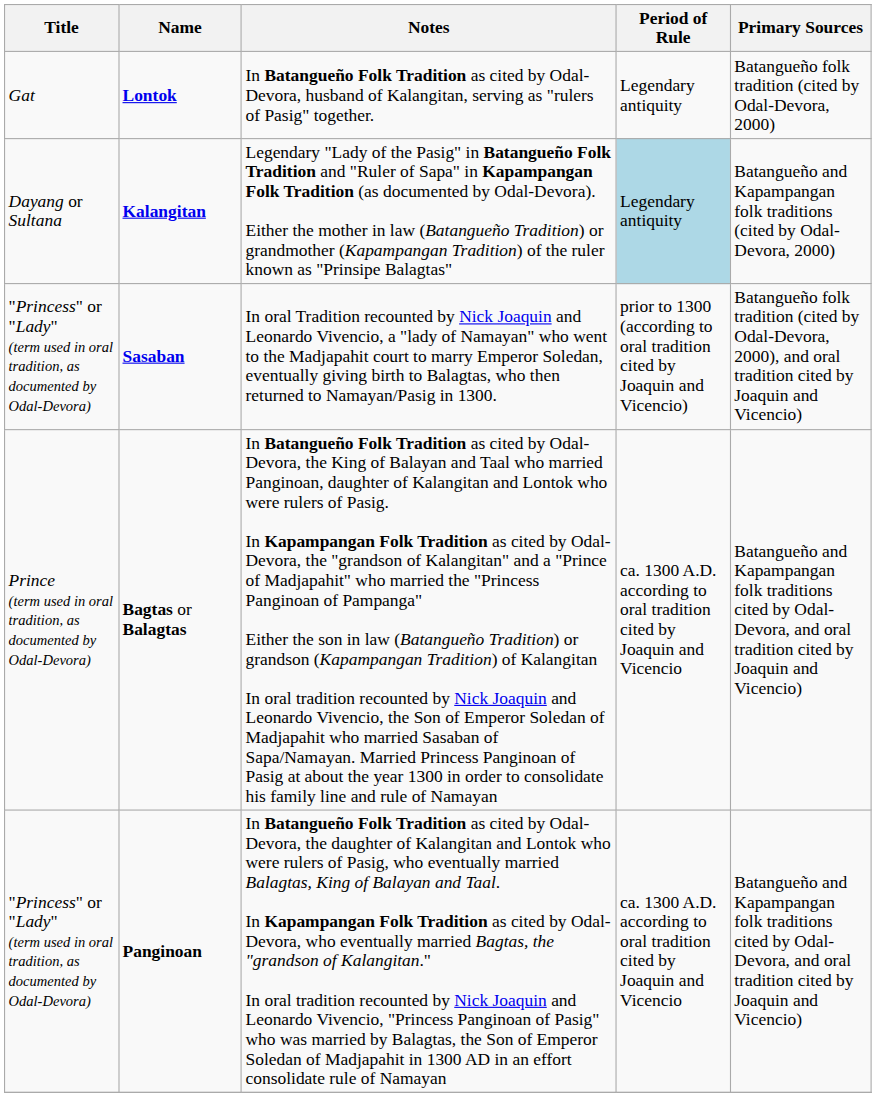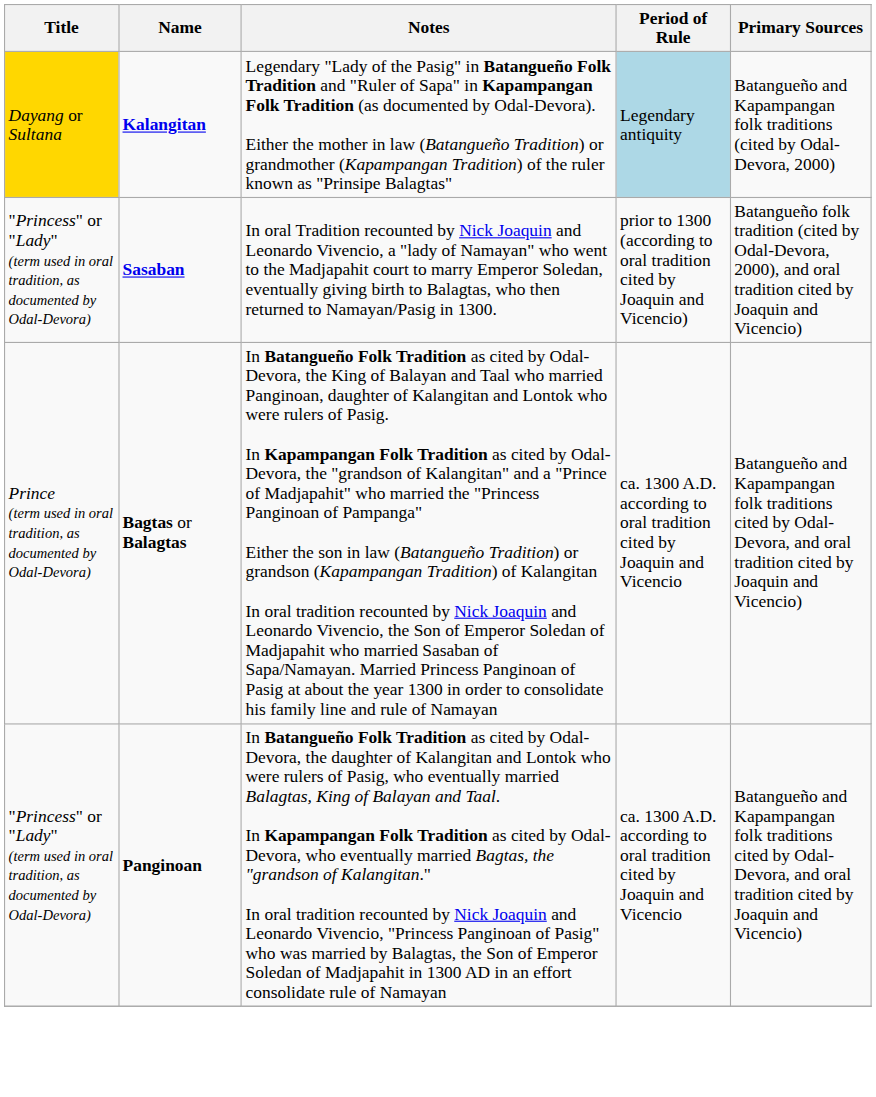- row: (150, 95)
(46, 210) no background -> (46, 124) gold background
